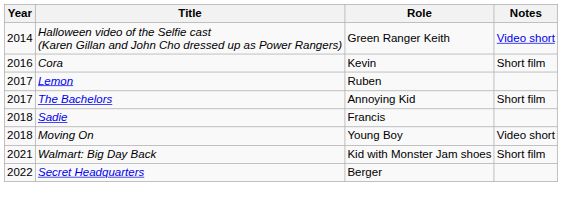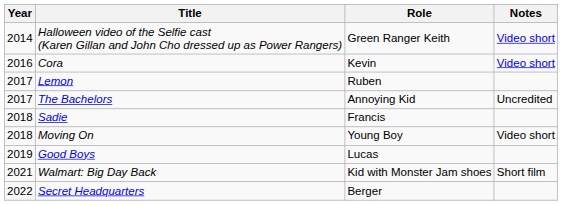(521, 63) Short film -> (526, 63) Video short
(521, 99) Short film -> (525, 99) Uncredited
+ row: (66, 154)
